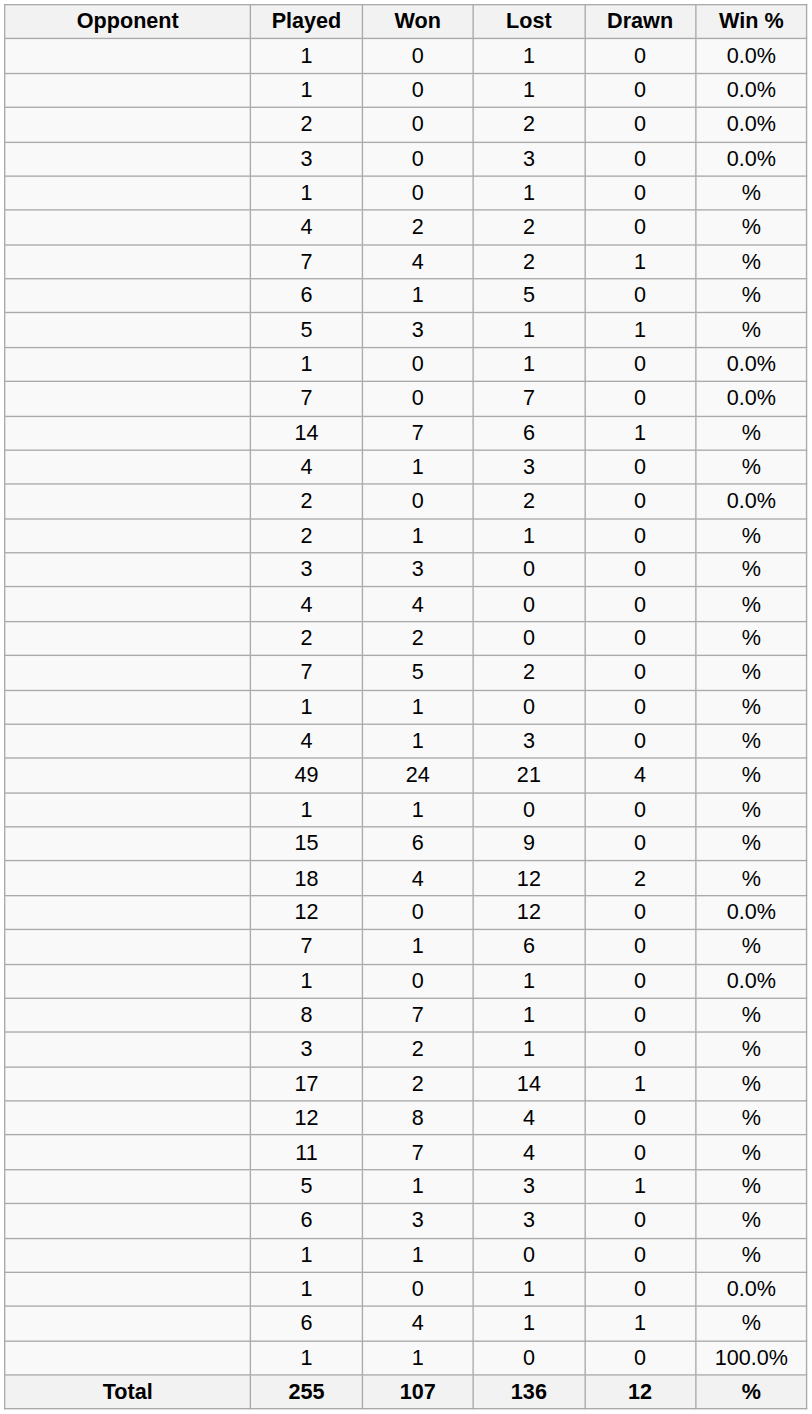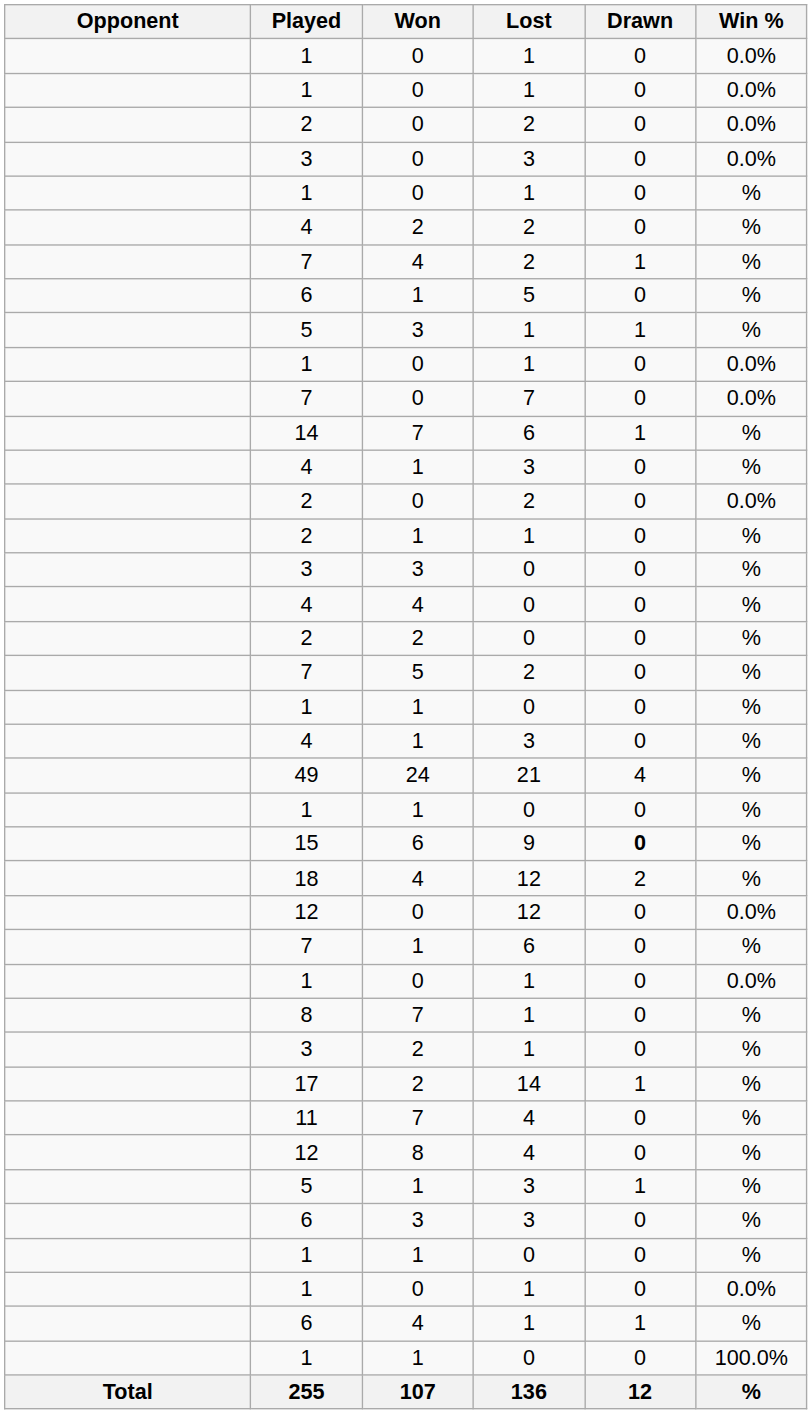(640, 843) normal -> (640, 843) bold
rows swapped: (306, 1117) <-> (306, 1152)
